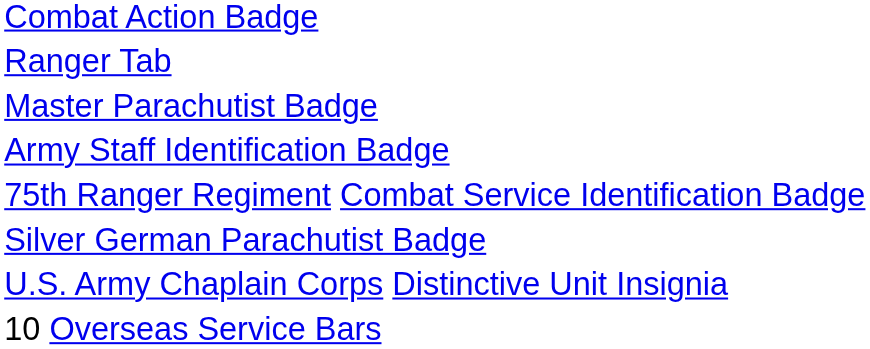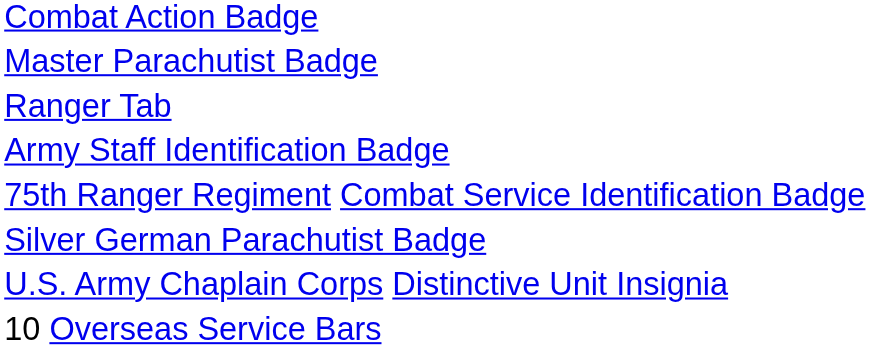rows swapped: (191, 106) <-> (88, 61)
